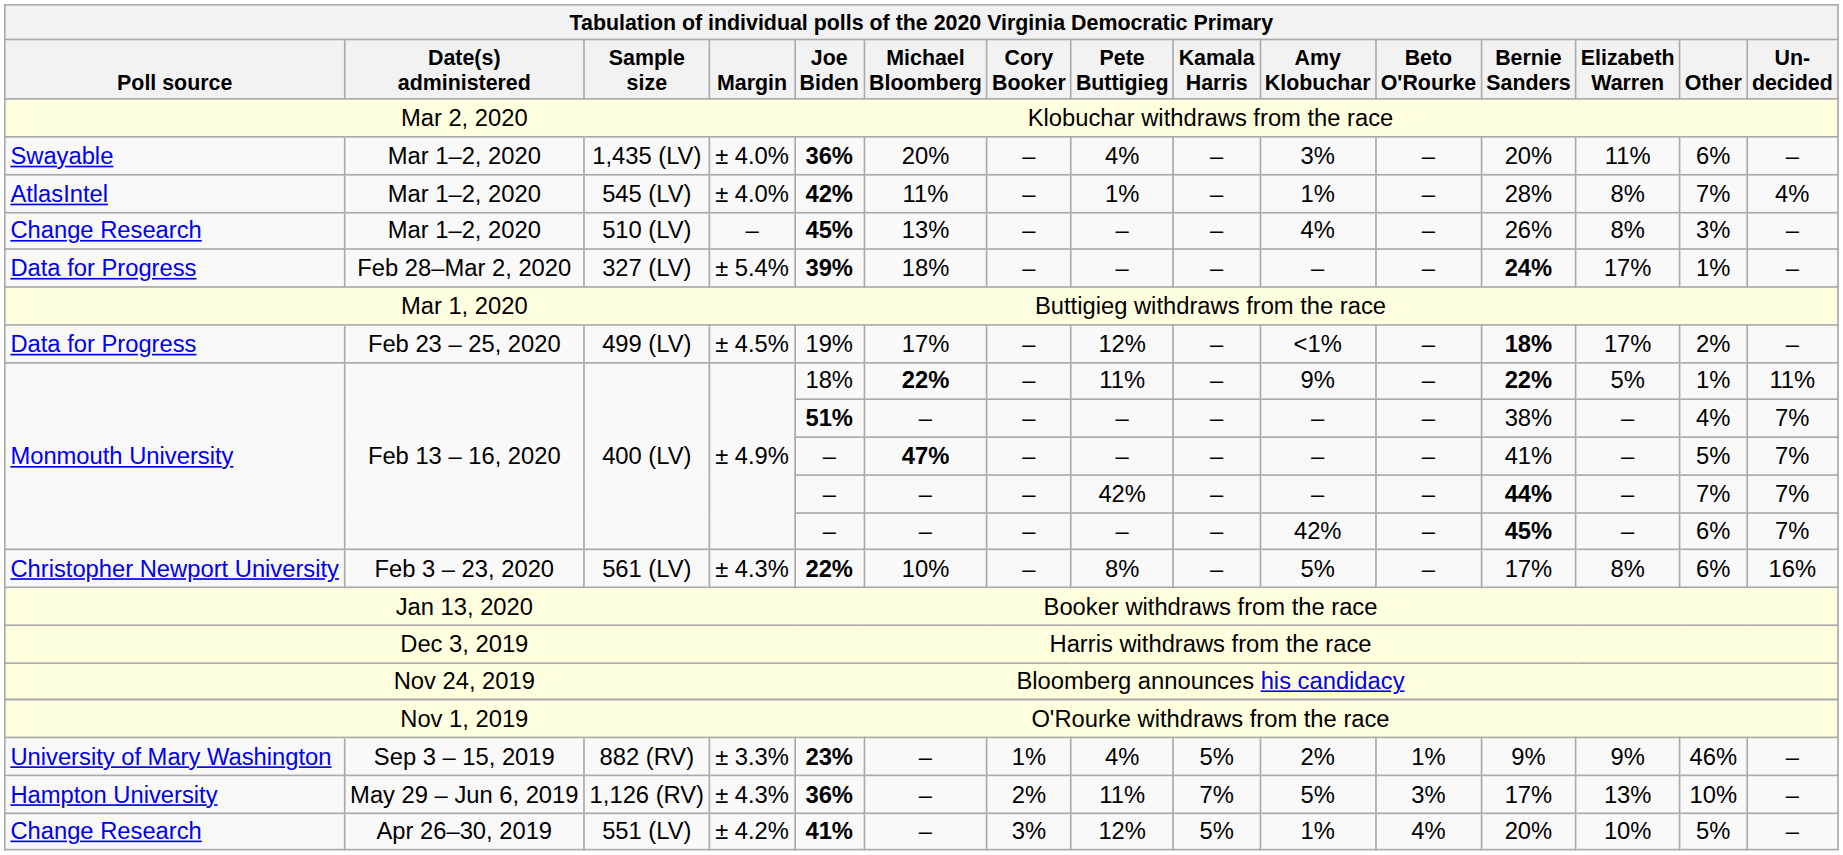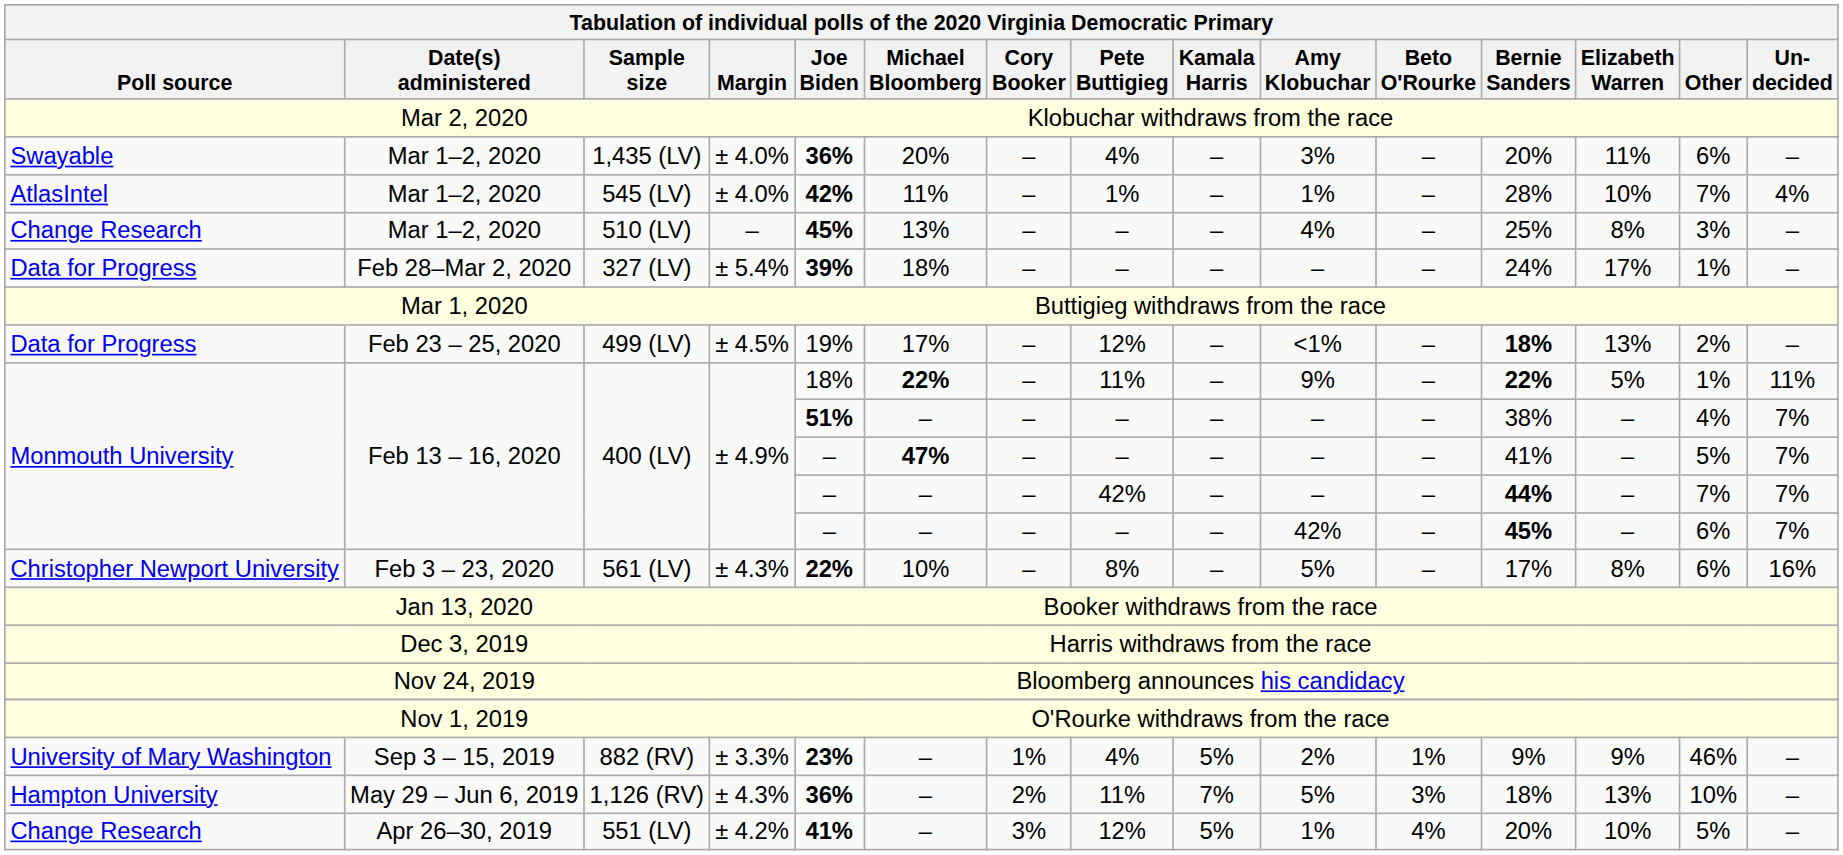(1628, 194) 8% -> (1628, 194) 10%
(1528, 231) 26% -> (1528, 231) 25%
(1528, 269) bold -> (1528, 269) normal
(1628, 344) 17% -> (1628, 344) 13%
(1528, 794) 17% -> (1528, 794) 18%
